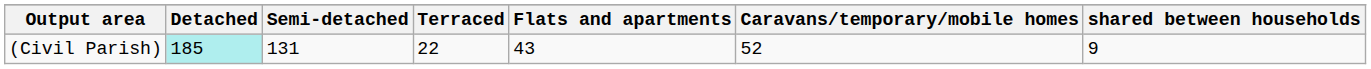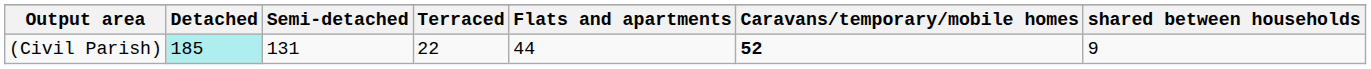(524, 49) 43 -> (524, 49) 44
(751, 49) normal -> (751, 49) bold
